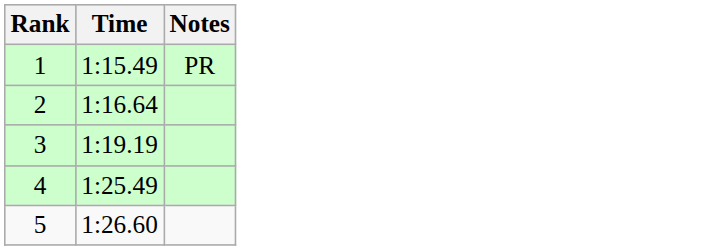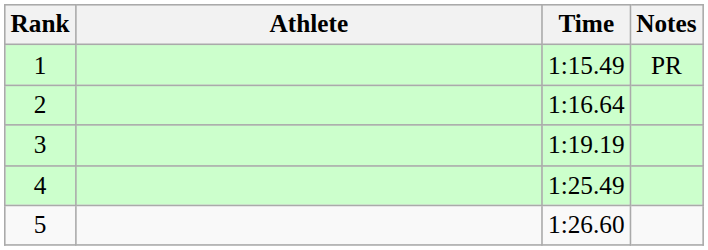+ column: (309, 24)
